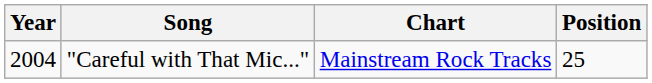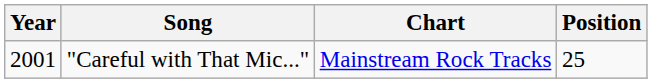(33, 59) 2004 -> (33, 59) 2001
